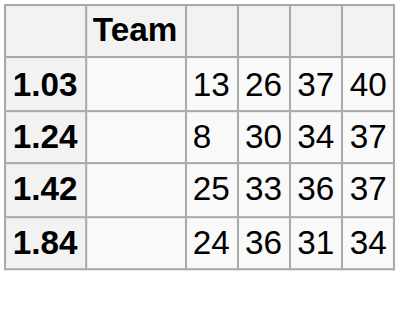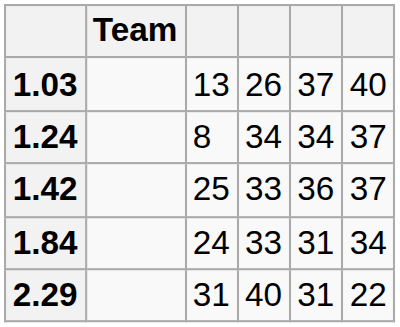(263, 136) 30 -> (263, 136) 34
(263, 242) 36 -> (263, 242) 33
+ row: (45, 294)
